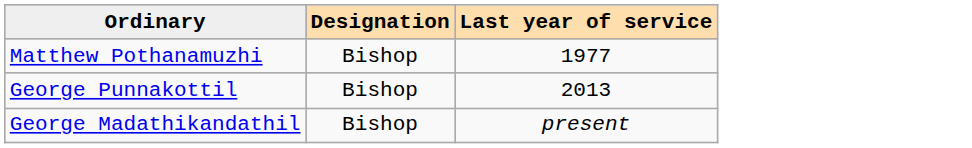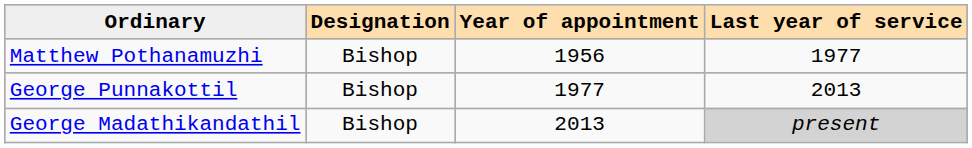+ column: (580, 22)
(586, 125) no background -> (836, 125) lightgrey background
